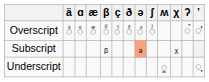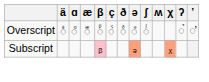(106, 49) no background -> (100, 49) pink background
(176, 49) no background -> (170, 49) lightsalmon background
- row: (34, 67)
